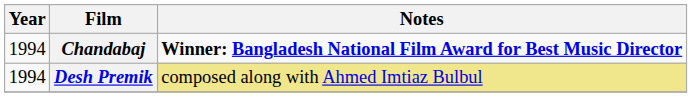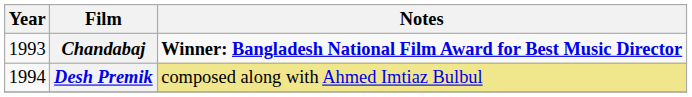(27, 48) 1994 -> (27, 48) 1993
